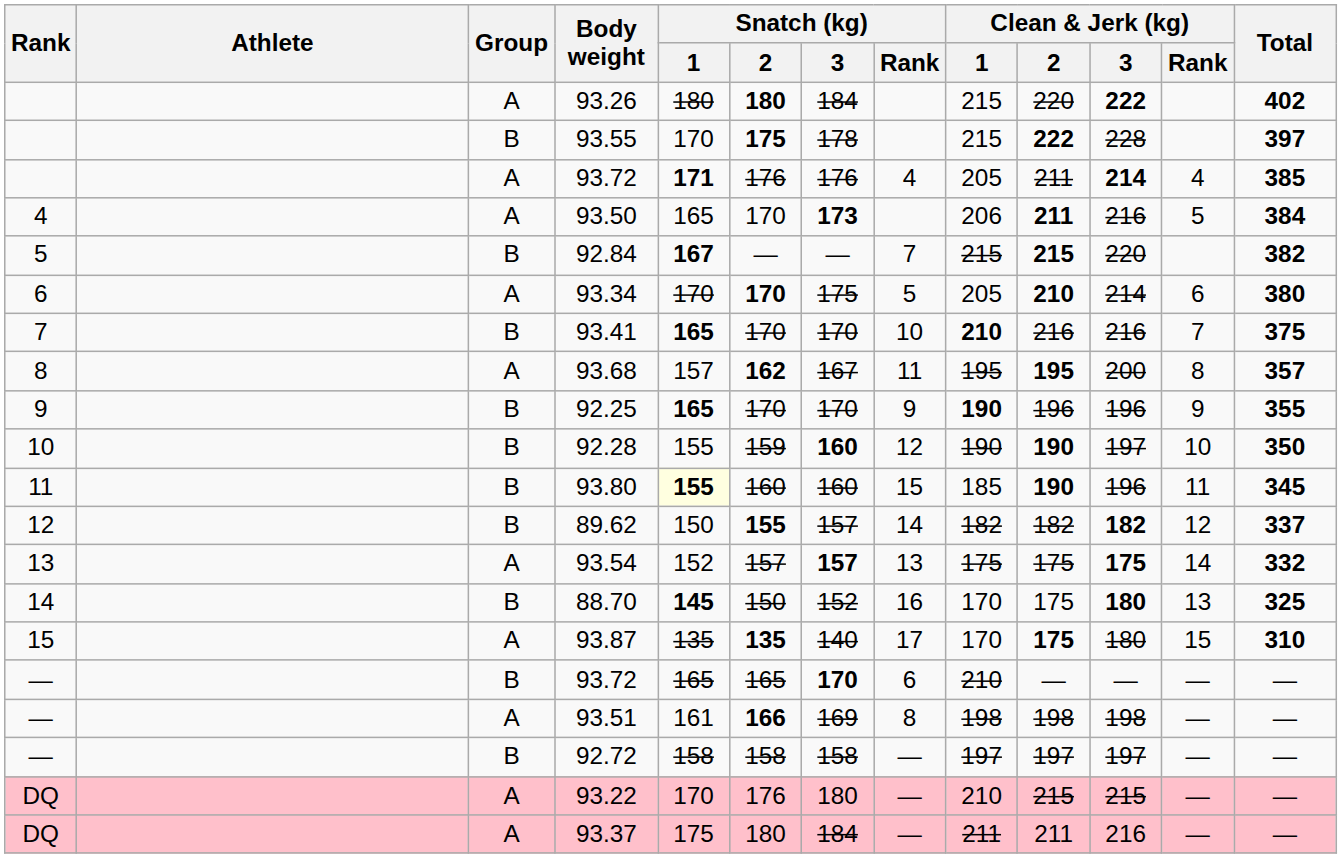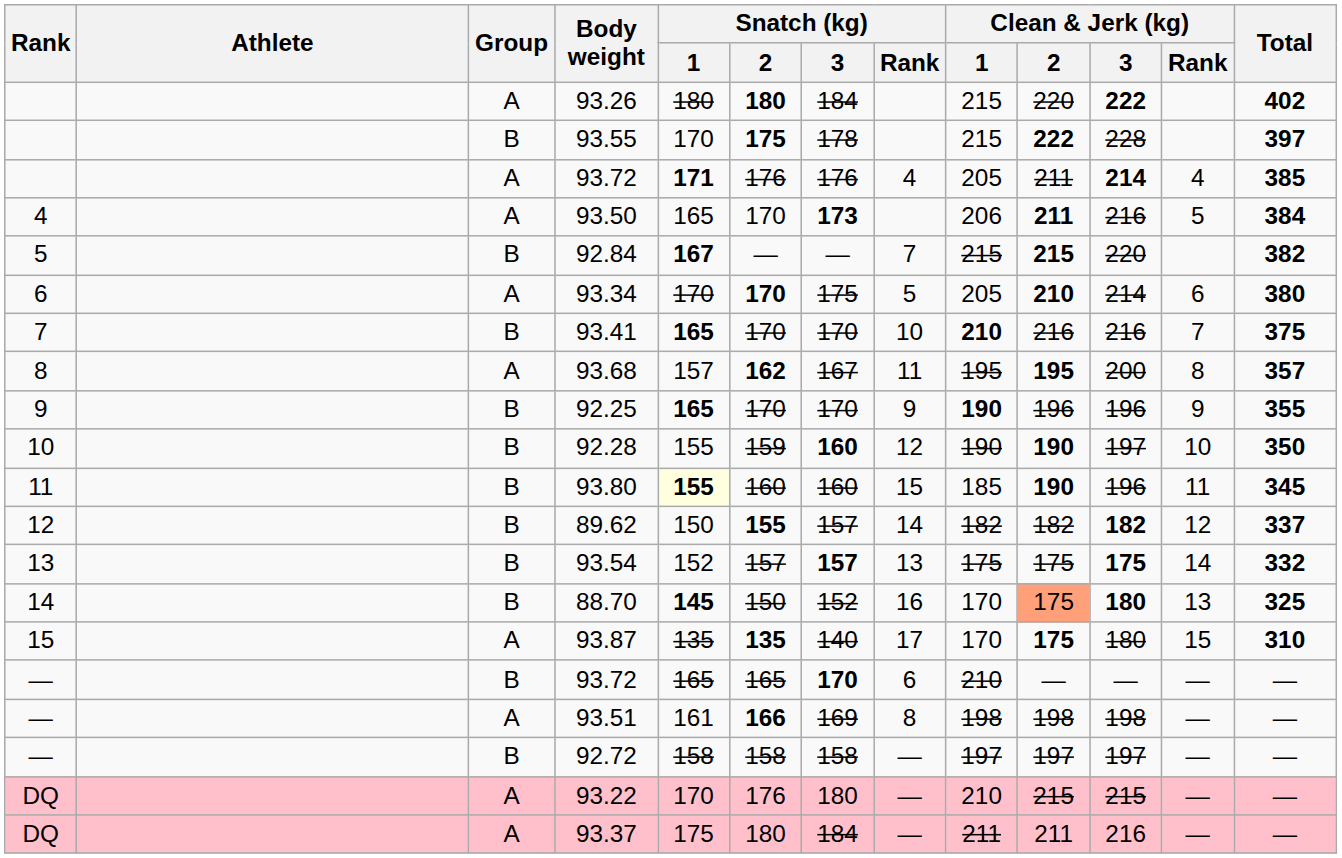(512, 563) A -> (512, 563) B
(1054, 602) no background -> (1054, 602) lightsalmon background
